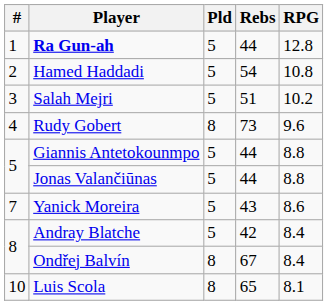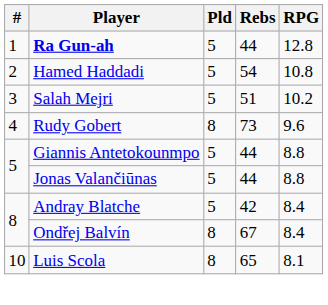- row: (86, 206)
